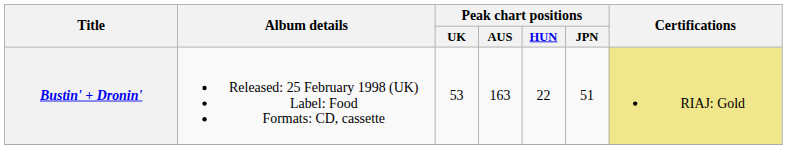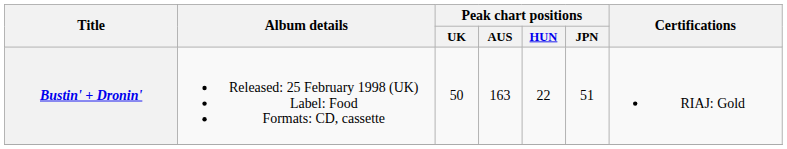(457, 95) 53 -> (457, 95) 50
(695, 103) khaki background -> (695, 103) no background
